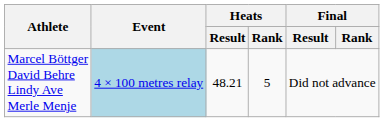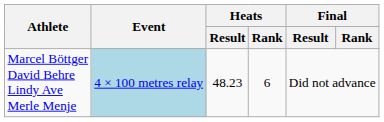(227, 82) 48.21 -> (227, 82) 48.23
(267, 82) 5 -> (267, 82) 6
